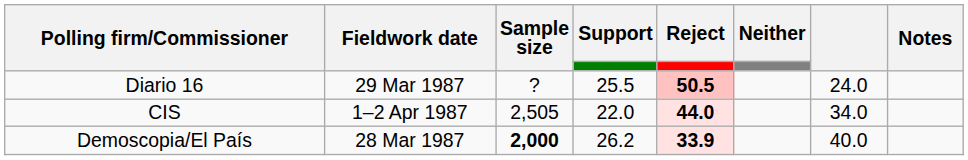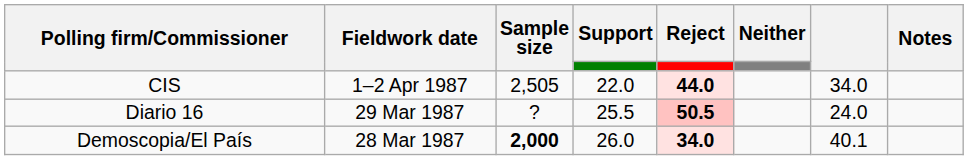rows swapped: (164, 113) <-> (164, 85)
(615, 141) 26.2 -> (615, 141) 26.0
(696, 141) 33.9 -> (696, 141) 34.0
(849, 141) 40.0 -> (849, 141) 40.1
